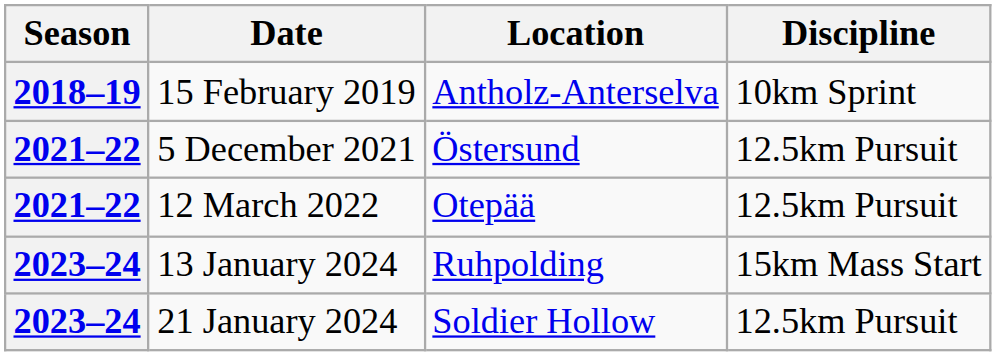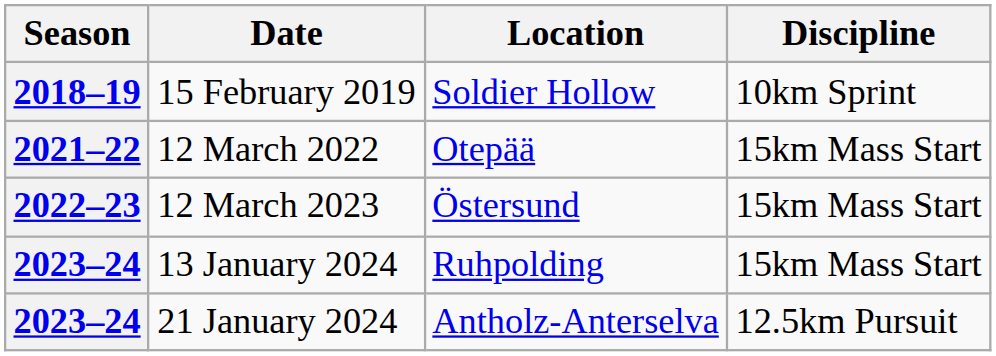(576, 90) Antholz-Anterselva -> (544, 90) Soldier Hollow
- row: (286, 148)
(847, 206) 12.5km Pursuit -> (859, 148) 15km Mass Start
+ row: (268, 206)
(544, 321) Soldier Hollow -> (576, 321) Antholz-Anterselva
